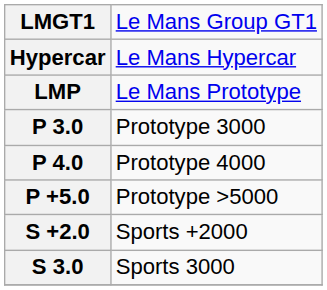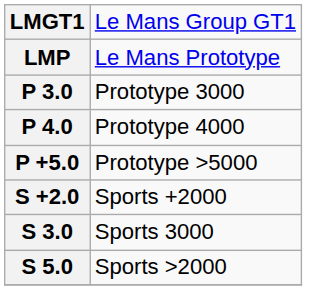- row: (58, 57)
+ row: (47, 267)
